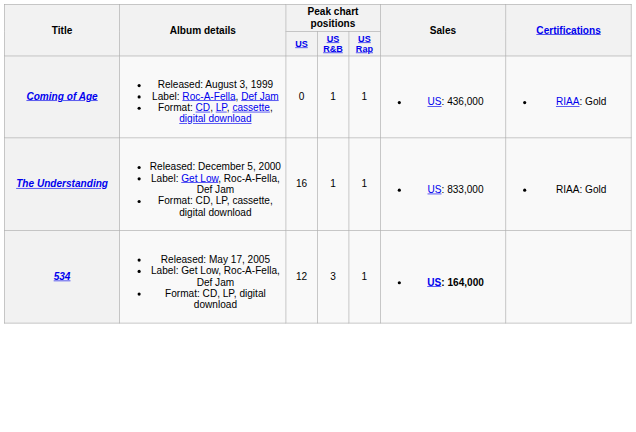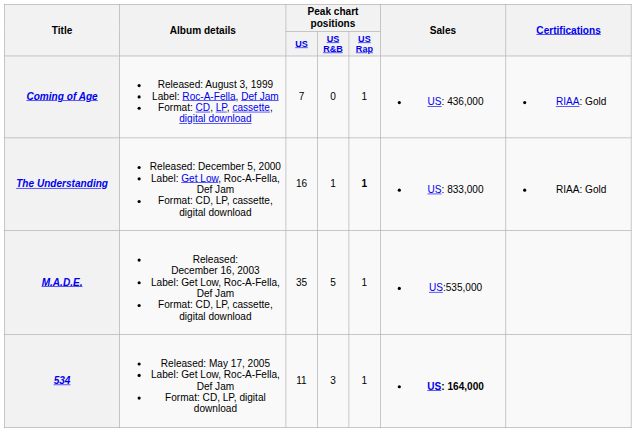(301, 96) 0 -> (301, 96) 7
(333, 96) 1 -> (333, 96) 0
(364, 184) normal -> (364, 184) bold
+ row: (62, 282)
(301, 277) 12 -> (301, 381) 11
